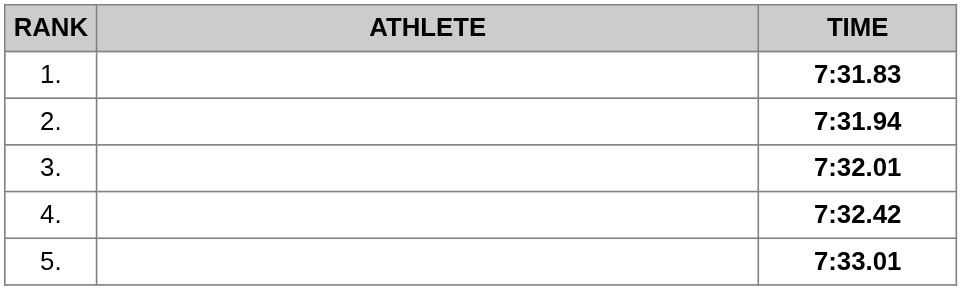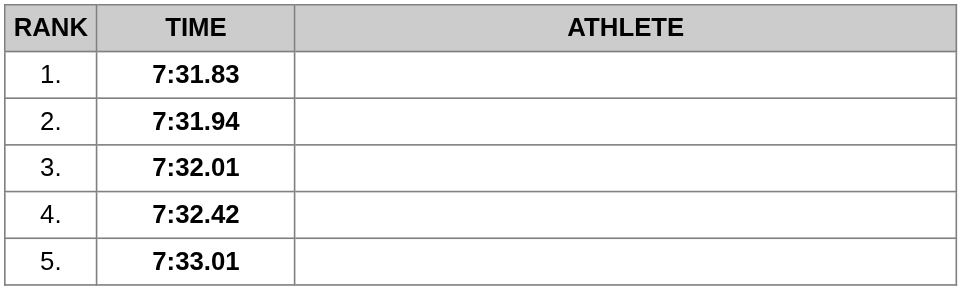columns swapped: (428, 27) <-> (858, 27)
